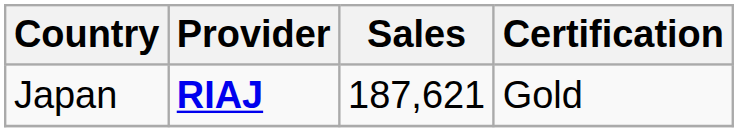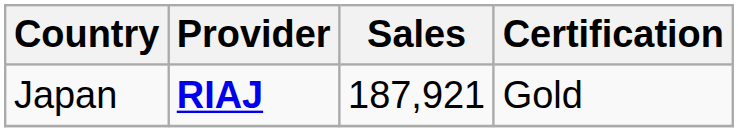(417, 94) 187,621 -> (417, 94) 187,921
